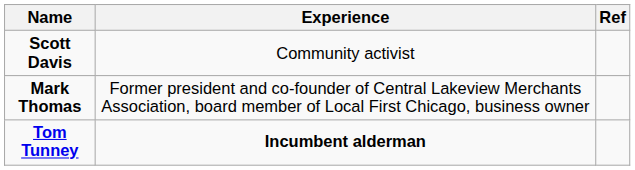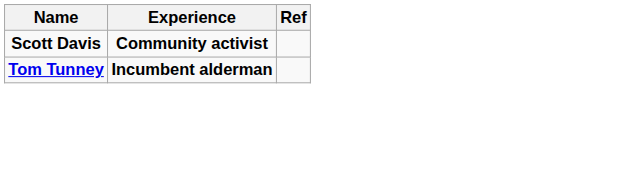(345, 52) normal -> (192, 43) bold
- row: (50, 97)
